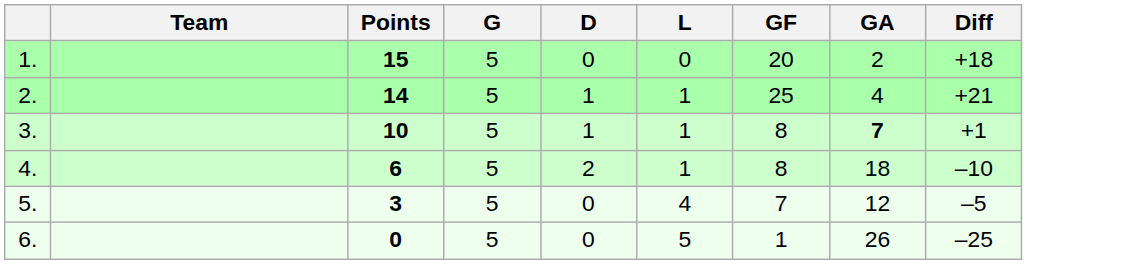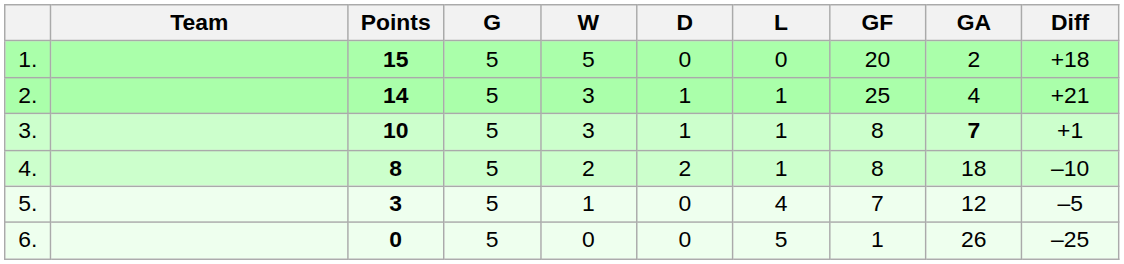+ column: (588, 22)
(396, 167) 6 -> (396, 167) 8
